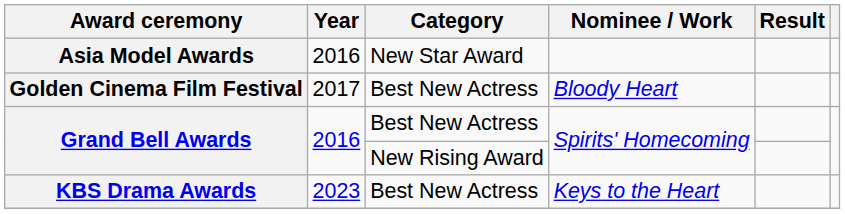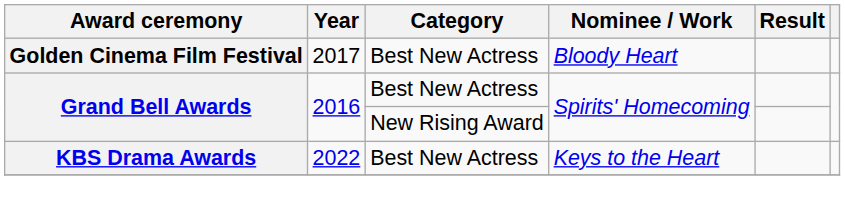- row: (156, 55)
(336, 191) 2023 -> (336, 157) 2022
